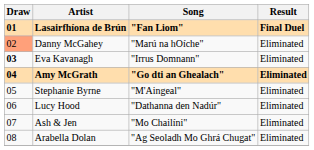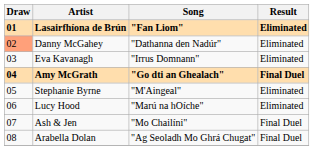(282, 28) Final Duel -> (283, 28) Eliminated
(167, 43) "Marú na hOíche" -> (176, 43) "Dathanna den Nadúr"
(12, 59) bold -> (12, 59) normal
(283, 75) Eliminated -> (282, 75) Final Duel
(176, 106) "Dathanna den Nadúr" -> (167, 106) "Marú na hOíche"
(282, 122) Eliminated -> (281, 122) Final Duel
(282, 138) Eliminated -> (281, 138) Final Duel
